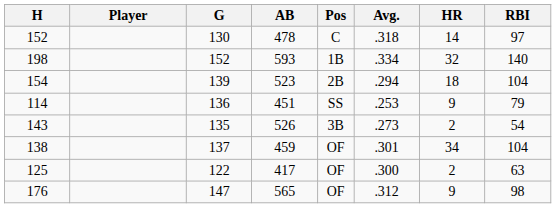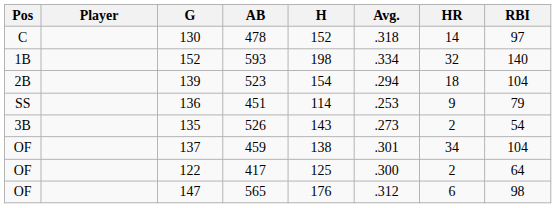columns swapped: (336, 15) <-> (37, 15)
(518, 170) 63 -> (518, 170) 64
(452, 192) 9 -> (452, 192) 6
